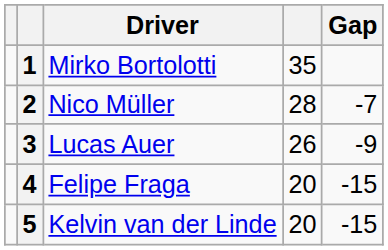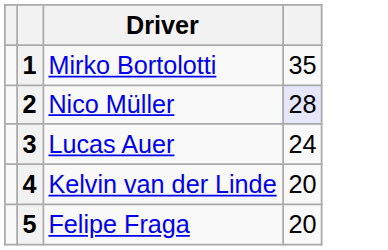- column: (353, 25)
(302, 105) no background -> (302, 105) lavender background
(302, 145) 26 -> (302, 145) 24
(119, 184) Felipe Fraga -> (163, 184) Kelvin van der Linde
(163, 224) Kelvin van der Linde -> (119, 224) Felipe Fraga
